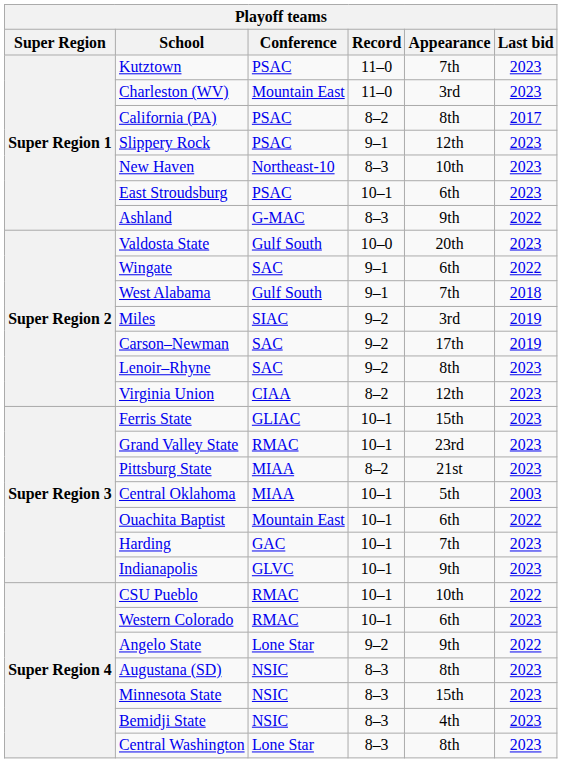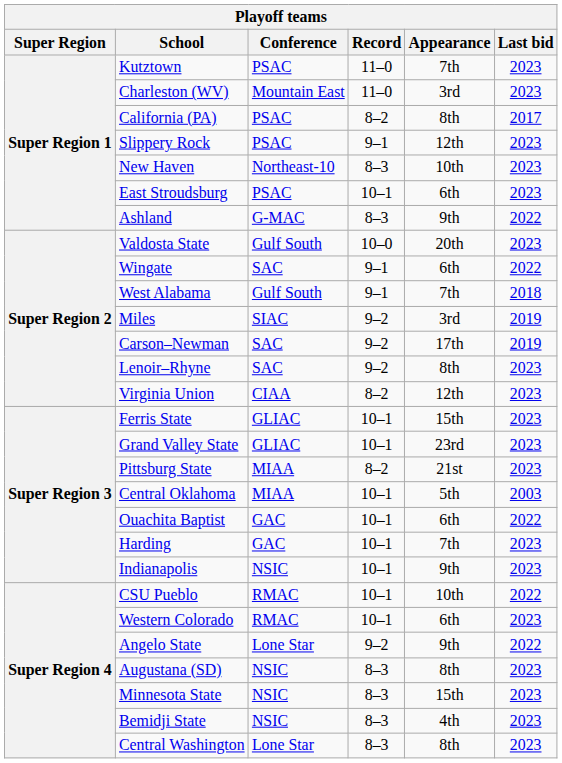(275, 444) RMAC -> (276, 444) GLIAC
(298, 519) Mountain East -> (269, 519) GAC
(273, 569) GLVC -> (270, 569) NSIC
